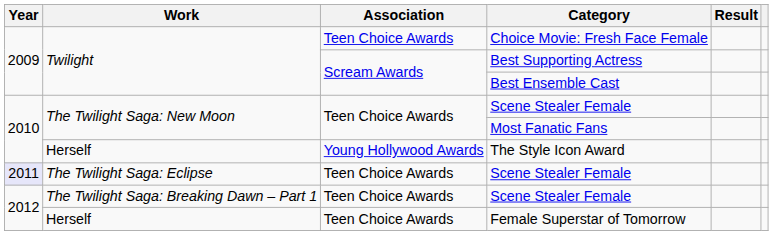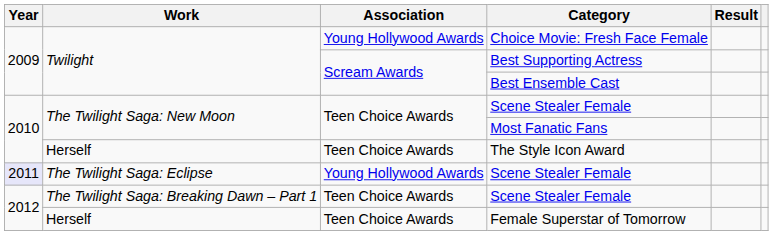(389, 38) Teen Choice Awards -> (404, 38) Young Hollywood Awards
(404, 151) Young Hollywood Awards -> (389, 151) Teen Choice Awards
(389, 173) Teen Choice Awards -> (404, 173) Young Hollywood Awards
